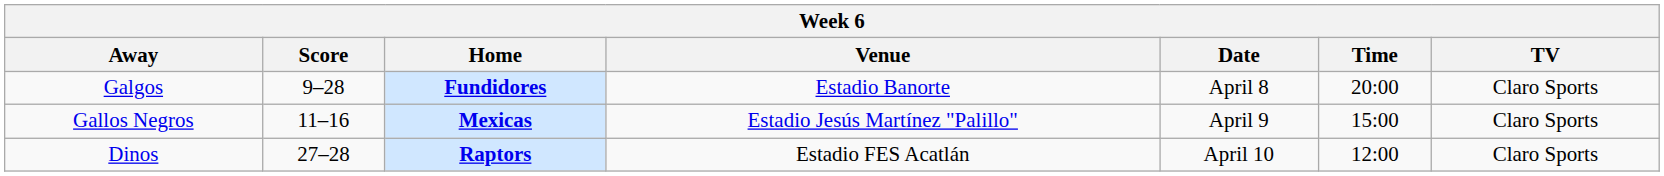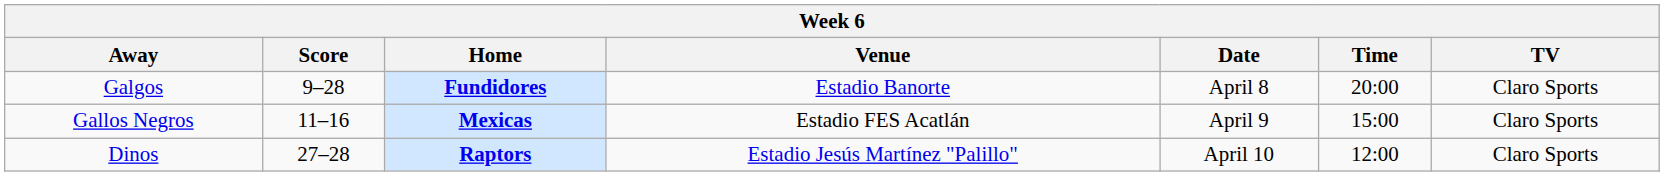(883, 120) Estadio Jesús Martínez "Palillo" -> (883, 120) Estadio FES Acatlán
(883, 154) Estadio FES Acatlán -> (883, 154) Estadio Jesús Martínez "Palillo"
